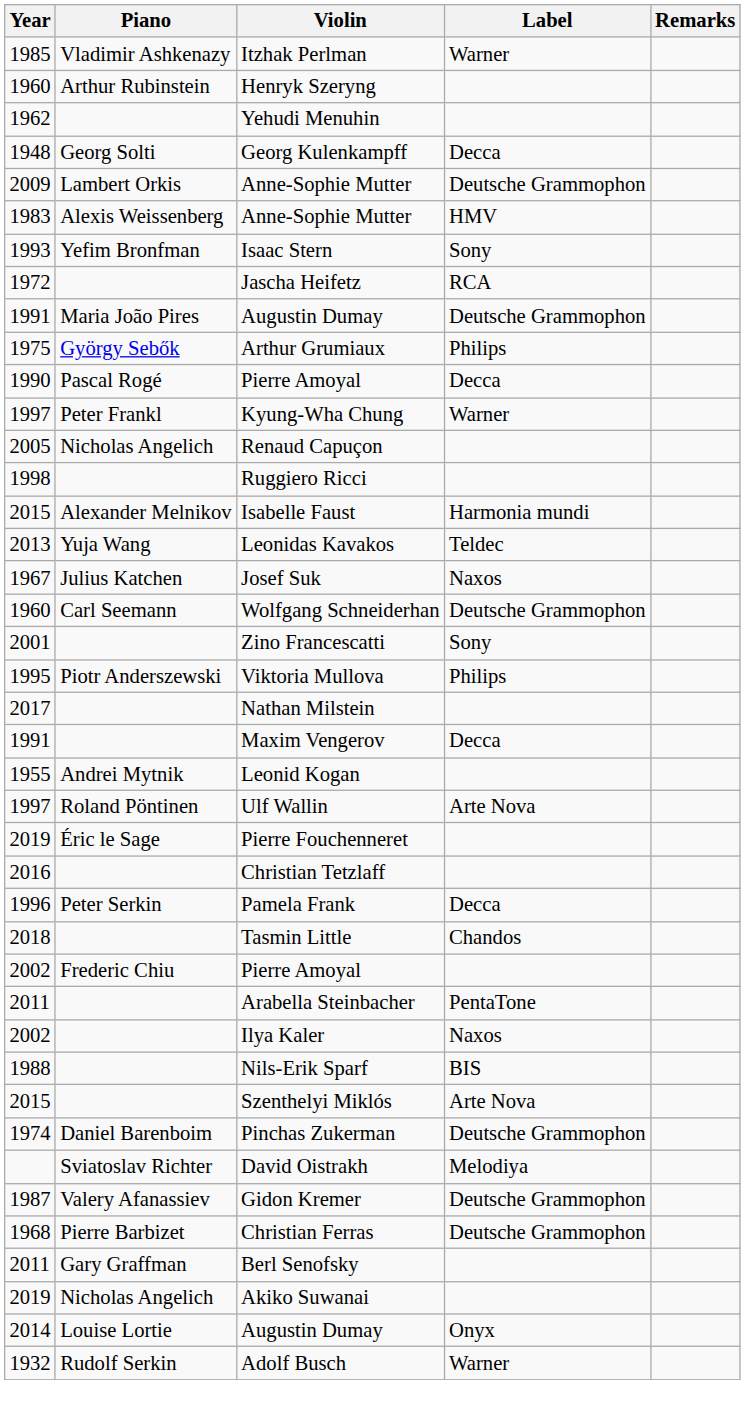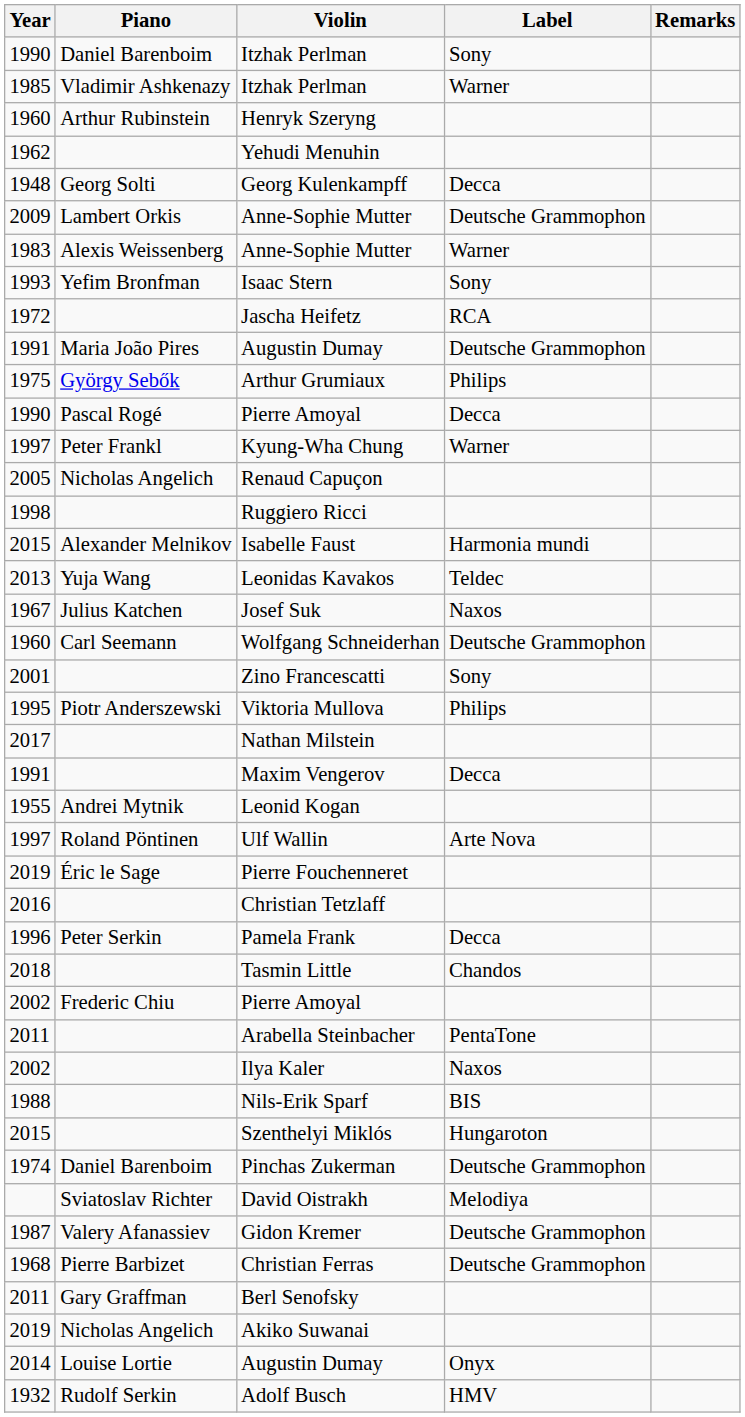+ row: (30, 53)
(473, 217) HMV -> (479, 250) Warner
(492, 1101) Arte Nova -> (498, 1133) Hungaroton
(479, 1362) Warner -> (473, 1395) HMV
